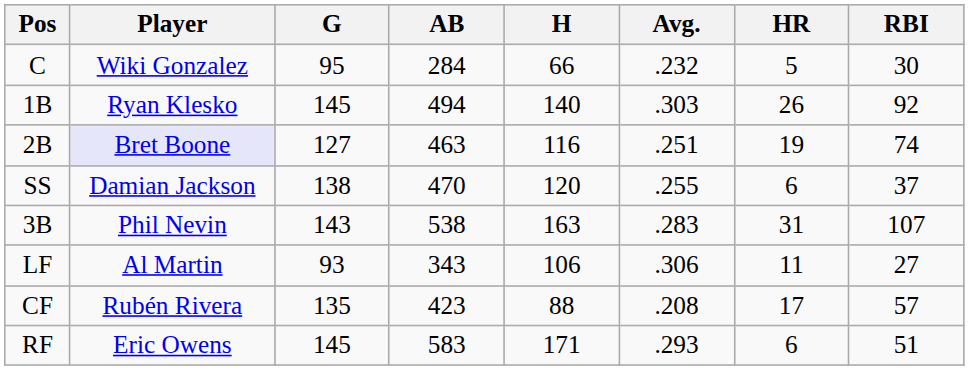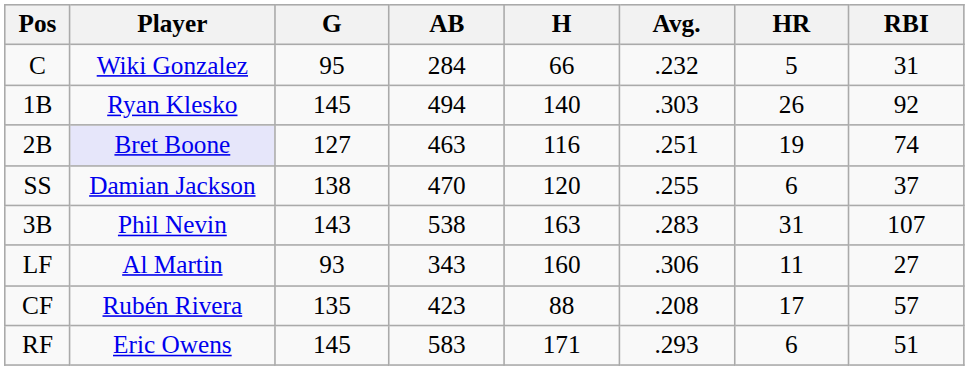(906, 64) 30 -> (906, 64) 31
(562, 265) 106 -> (562, 265) 160
